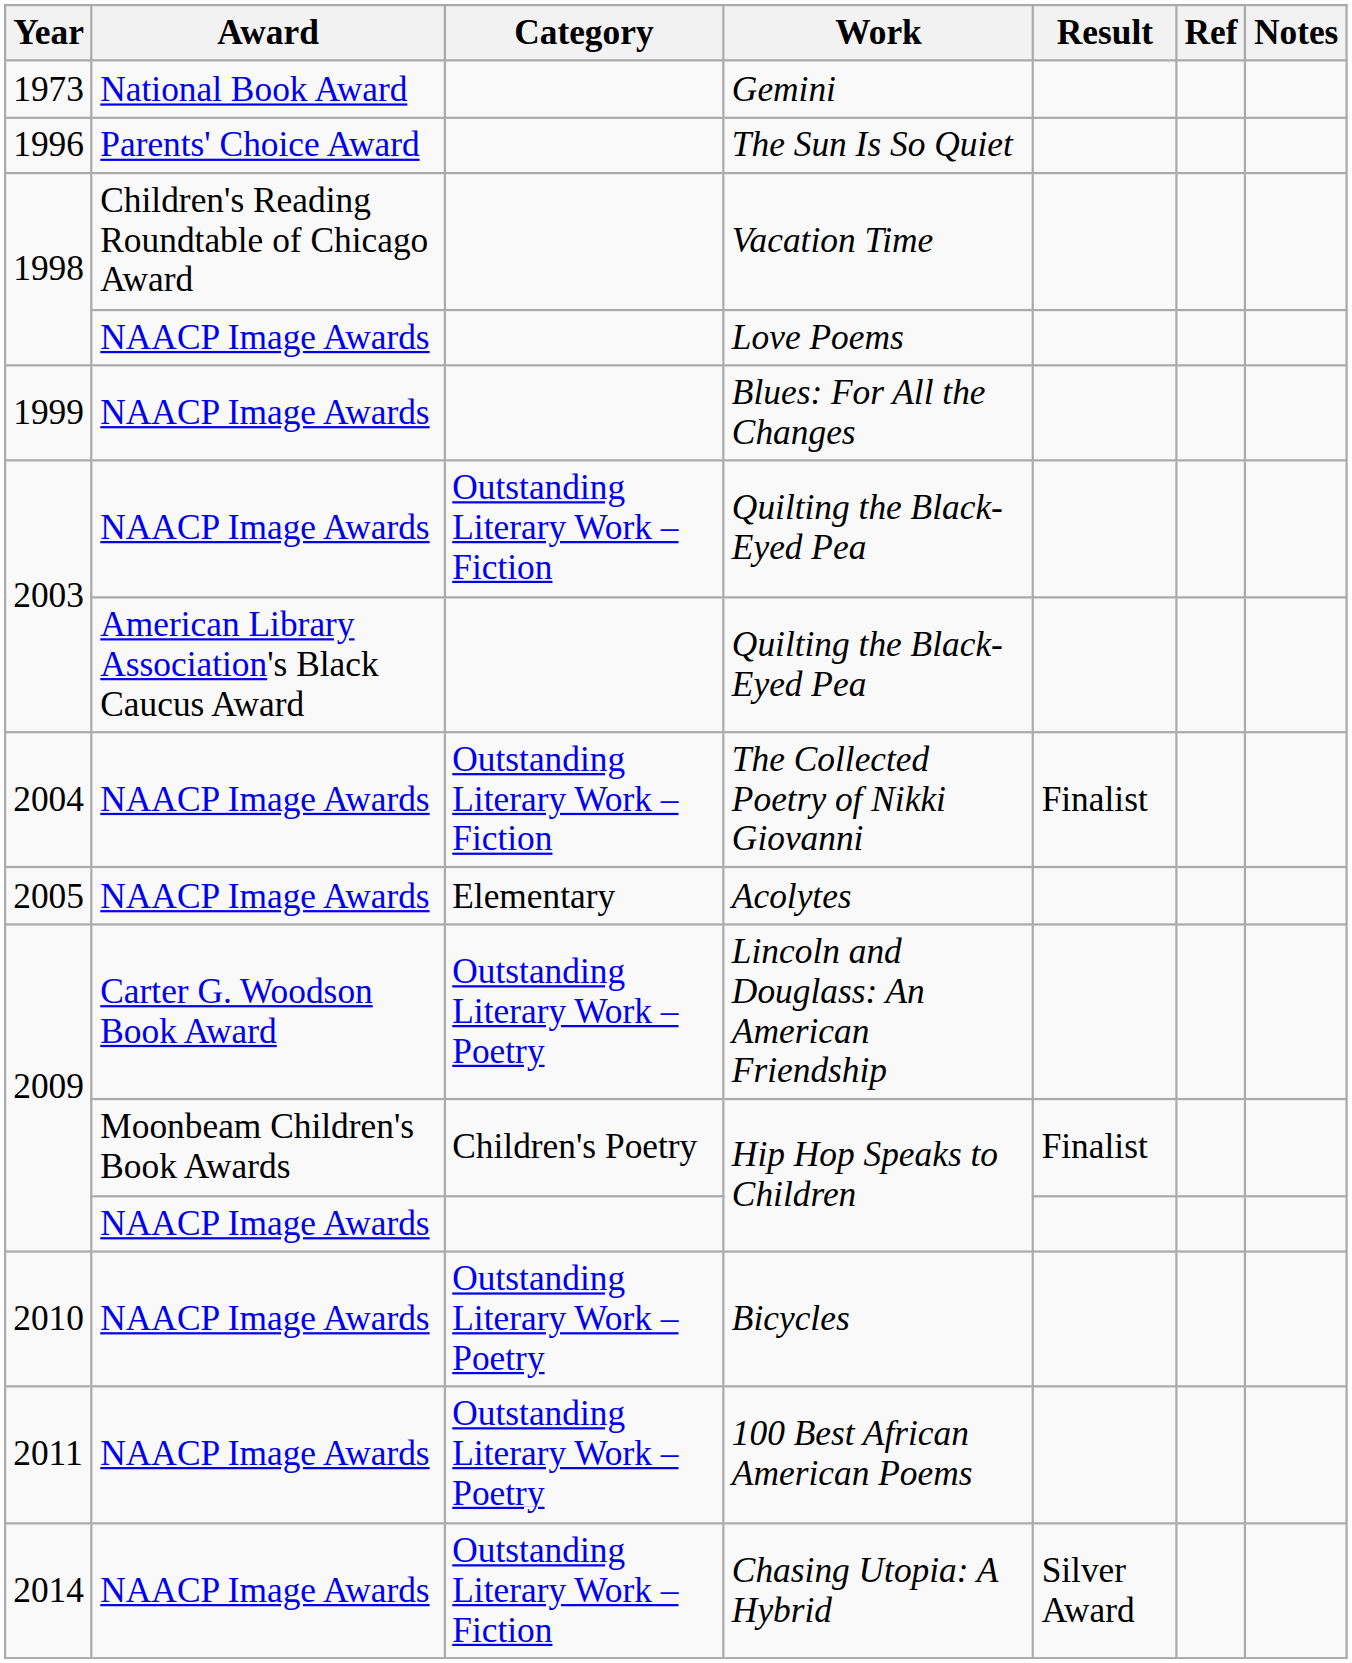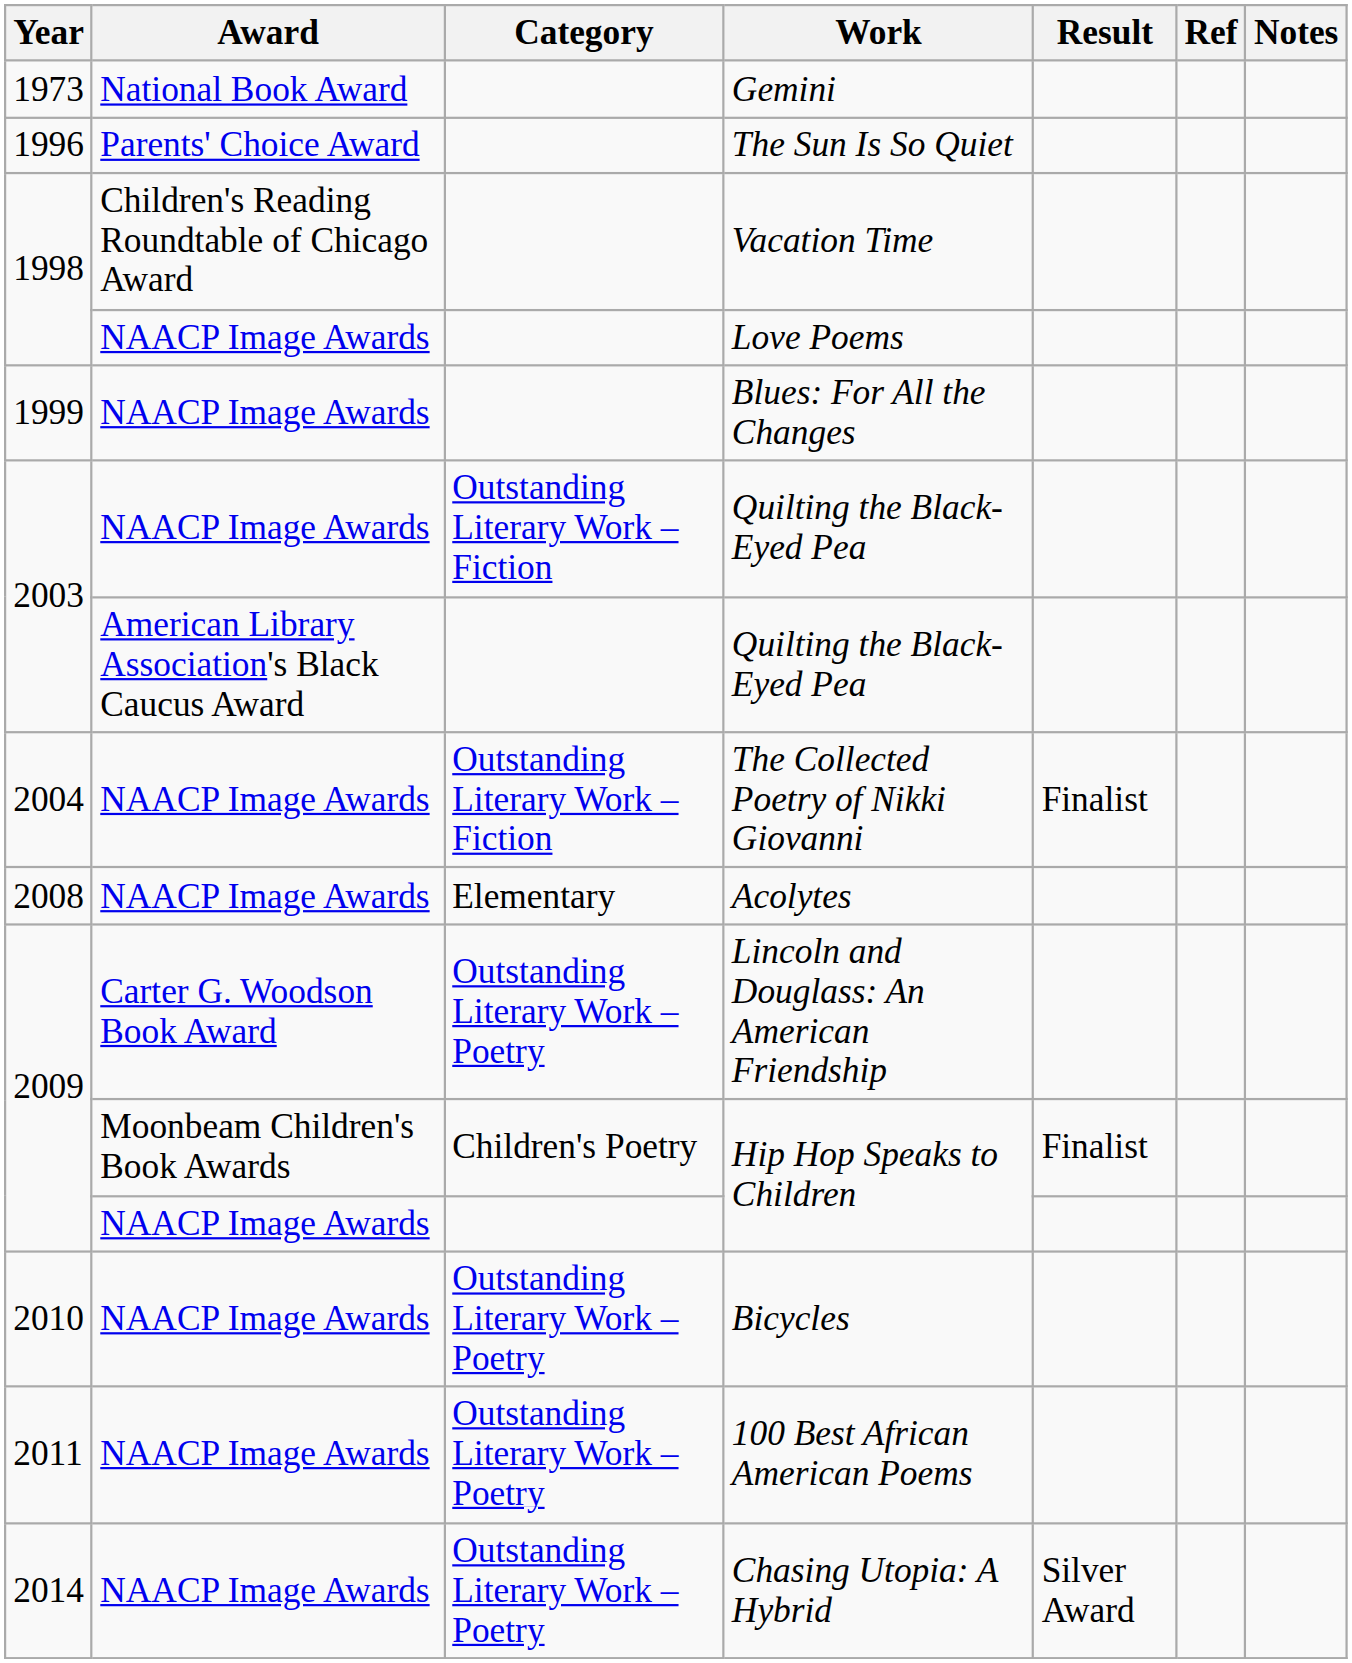(49, 895) 2005 -> (49, 895) 2008
(565, 1589) Outstanding Literary Work – Fiction -> (565, 1589) Outstanding Literary Work – Poetry
